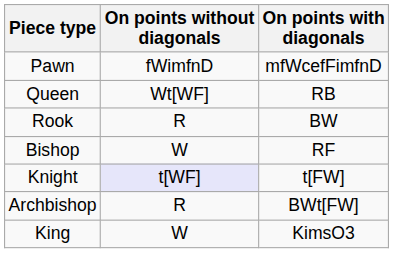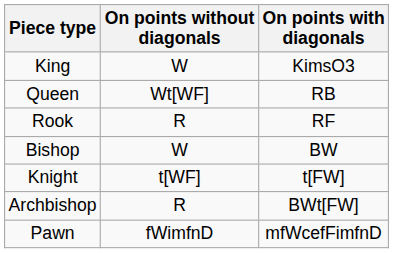rows swapped: (53, 233) <-> (53, 66)
(324, 121) BW -> (324, 121) RF
(324, 149) RF -> (324, 149) BW
(180, 177) lavender background -> (180, 177) no background
